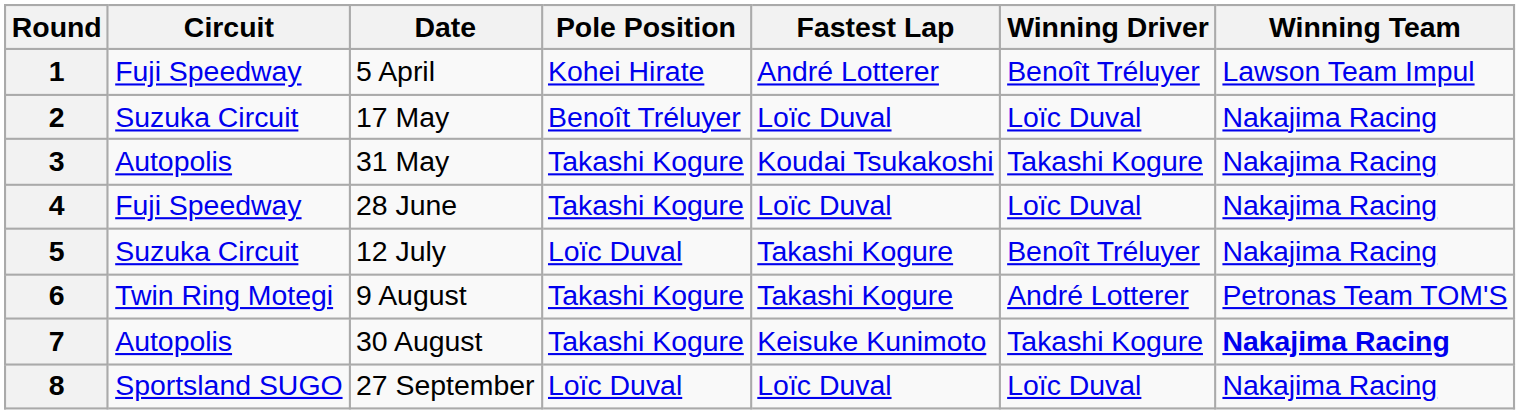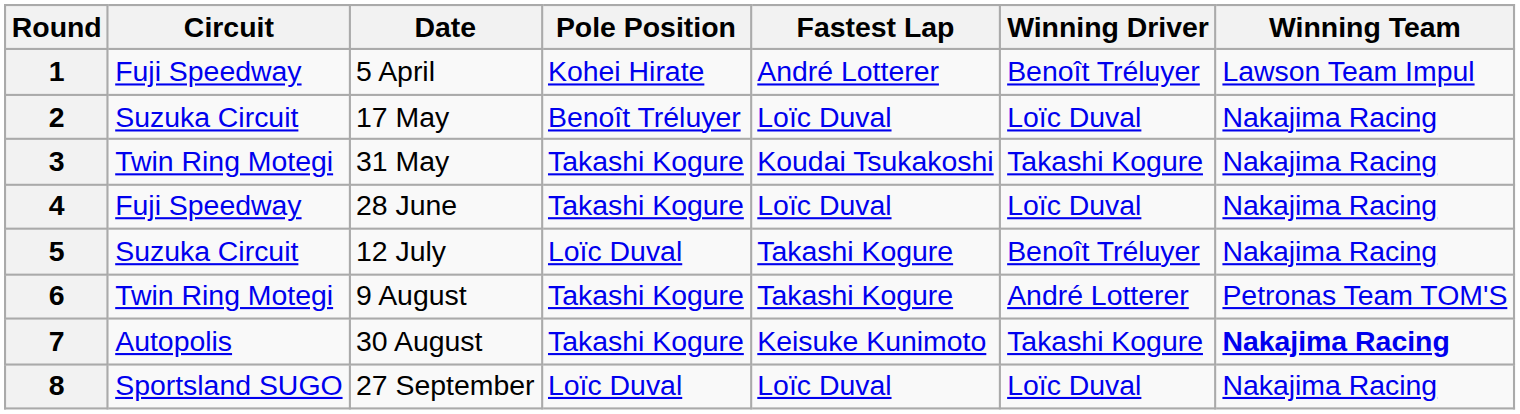(174, 161) Autopolis -> (224, 161) Twin Ring Motegi
